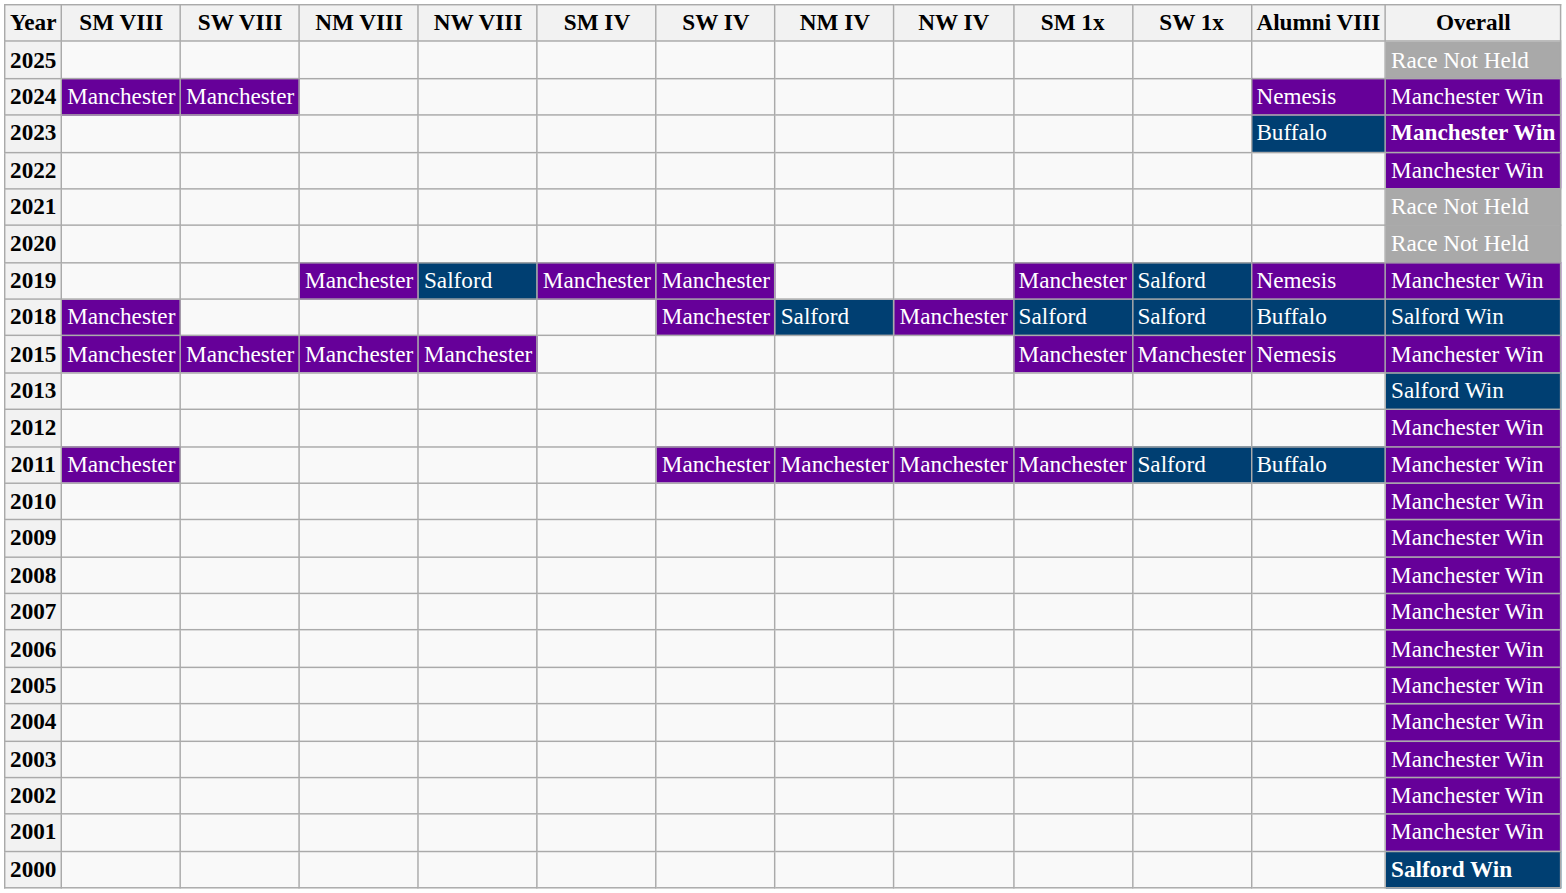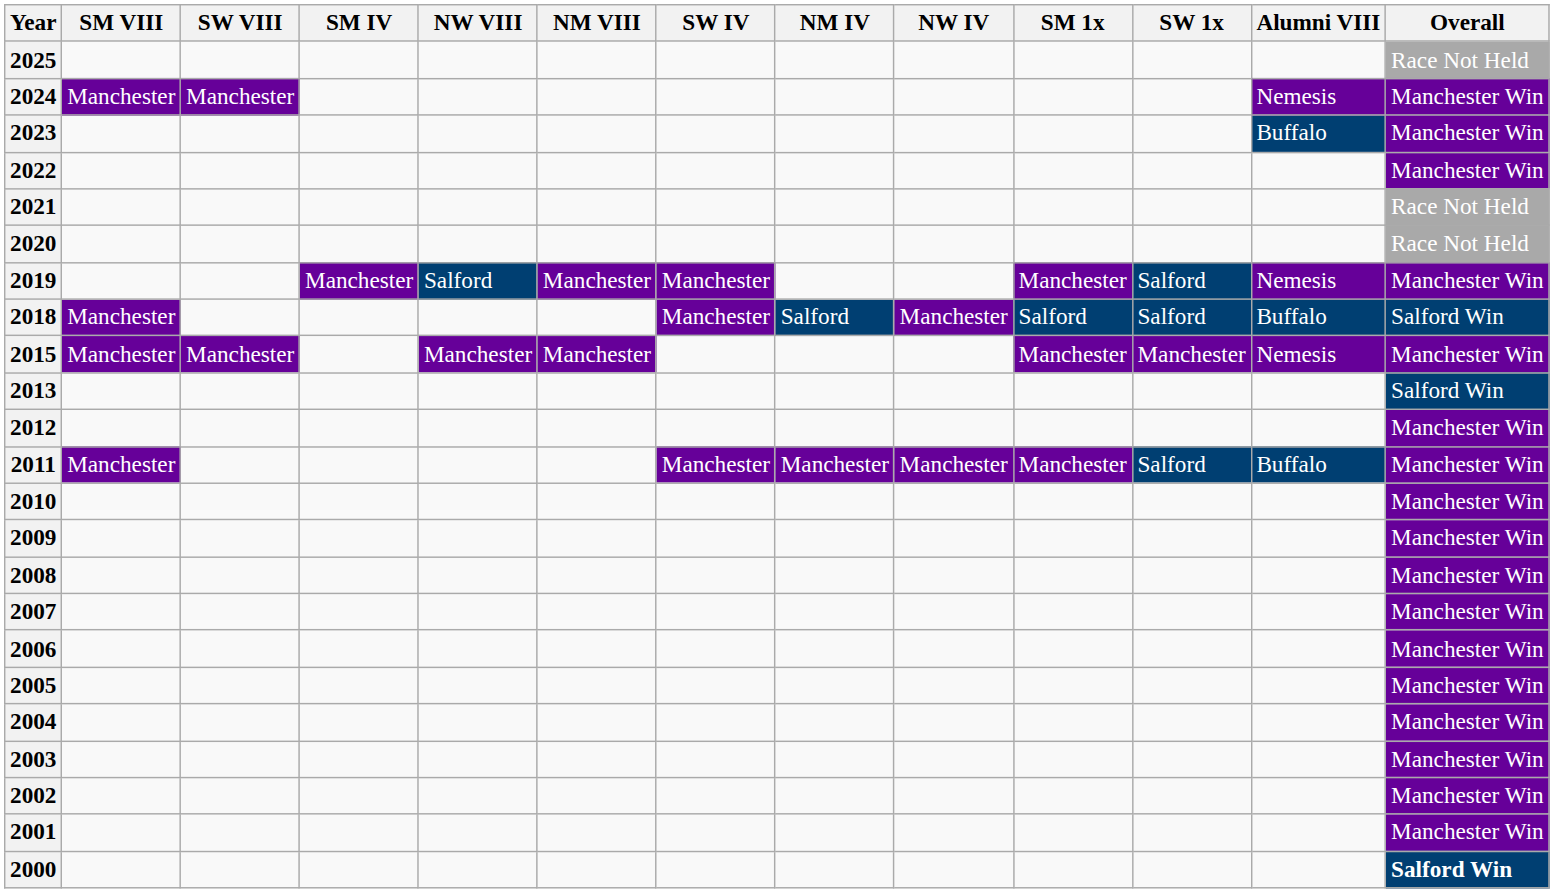columns swapped: (359, 22) <-> (597, 22)
(1473, 133) bold -> (1467, 133) normal
